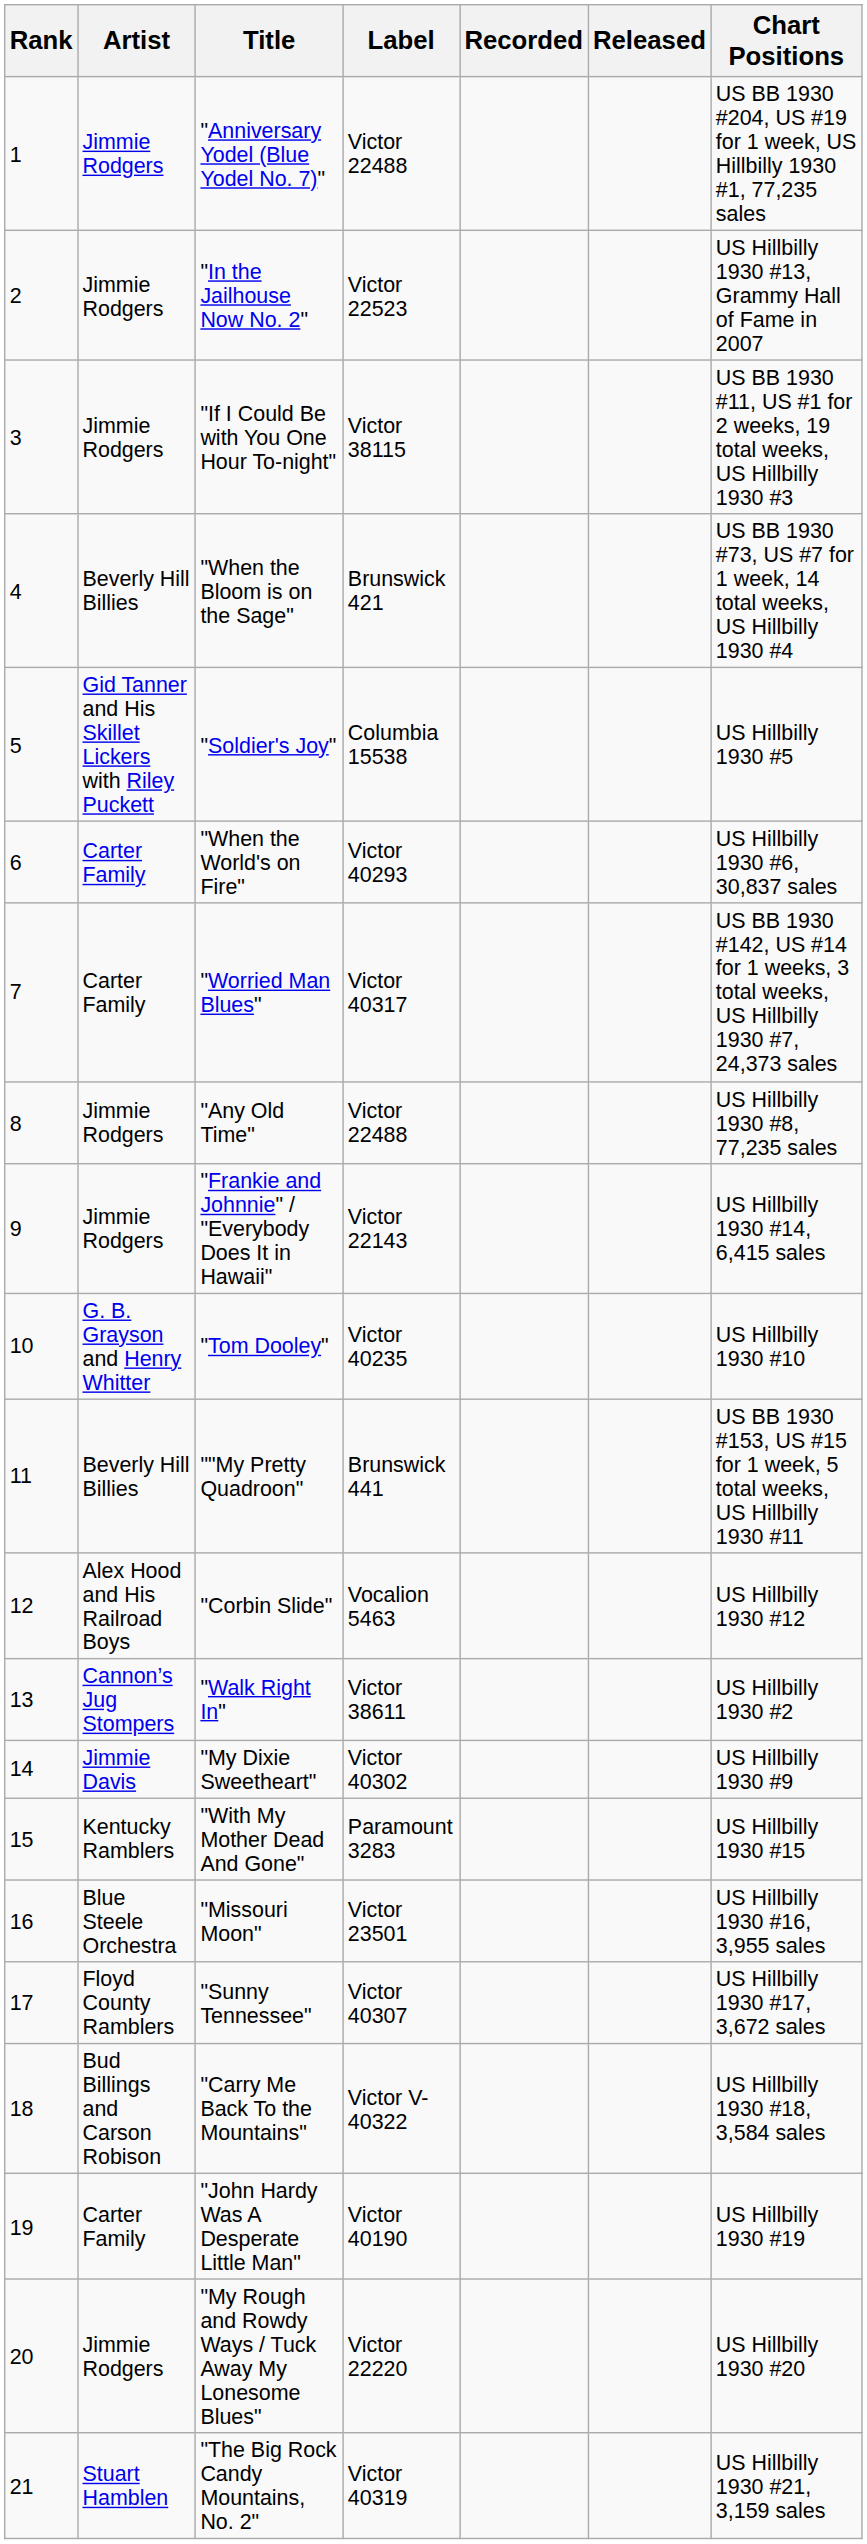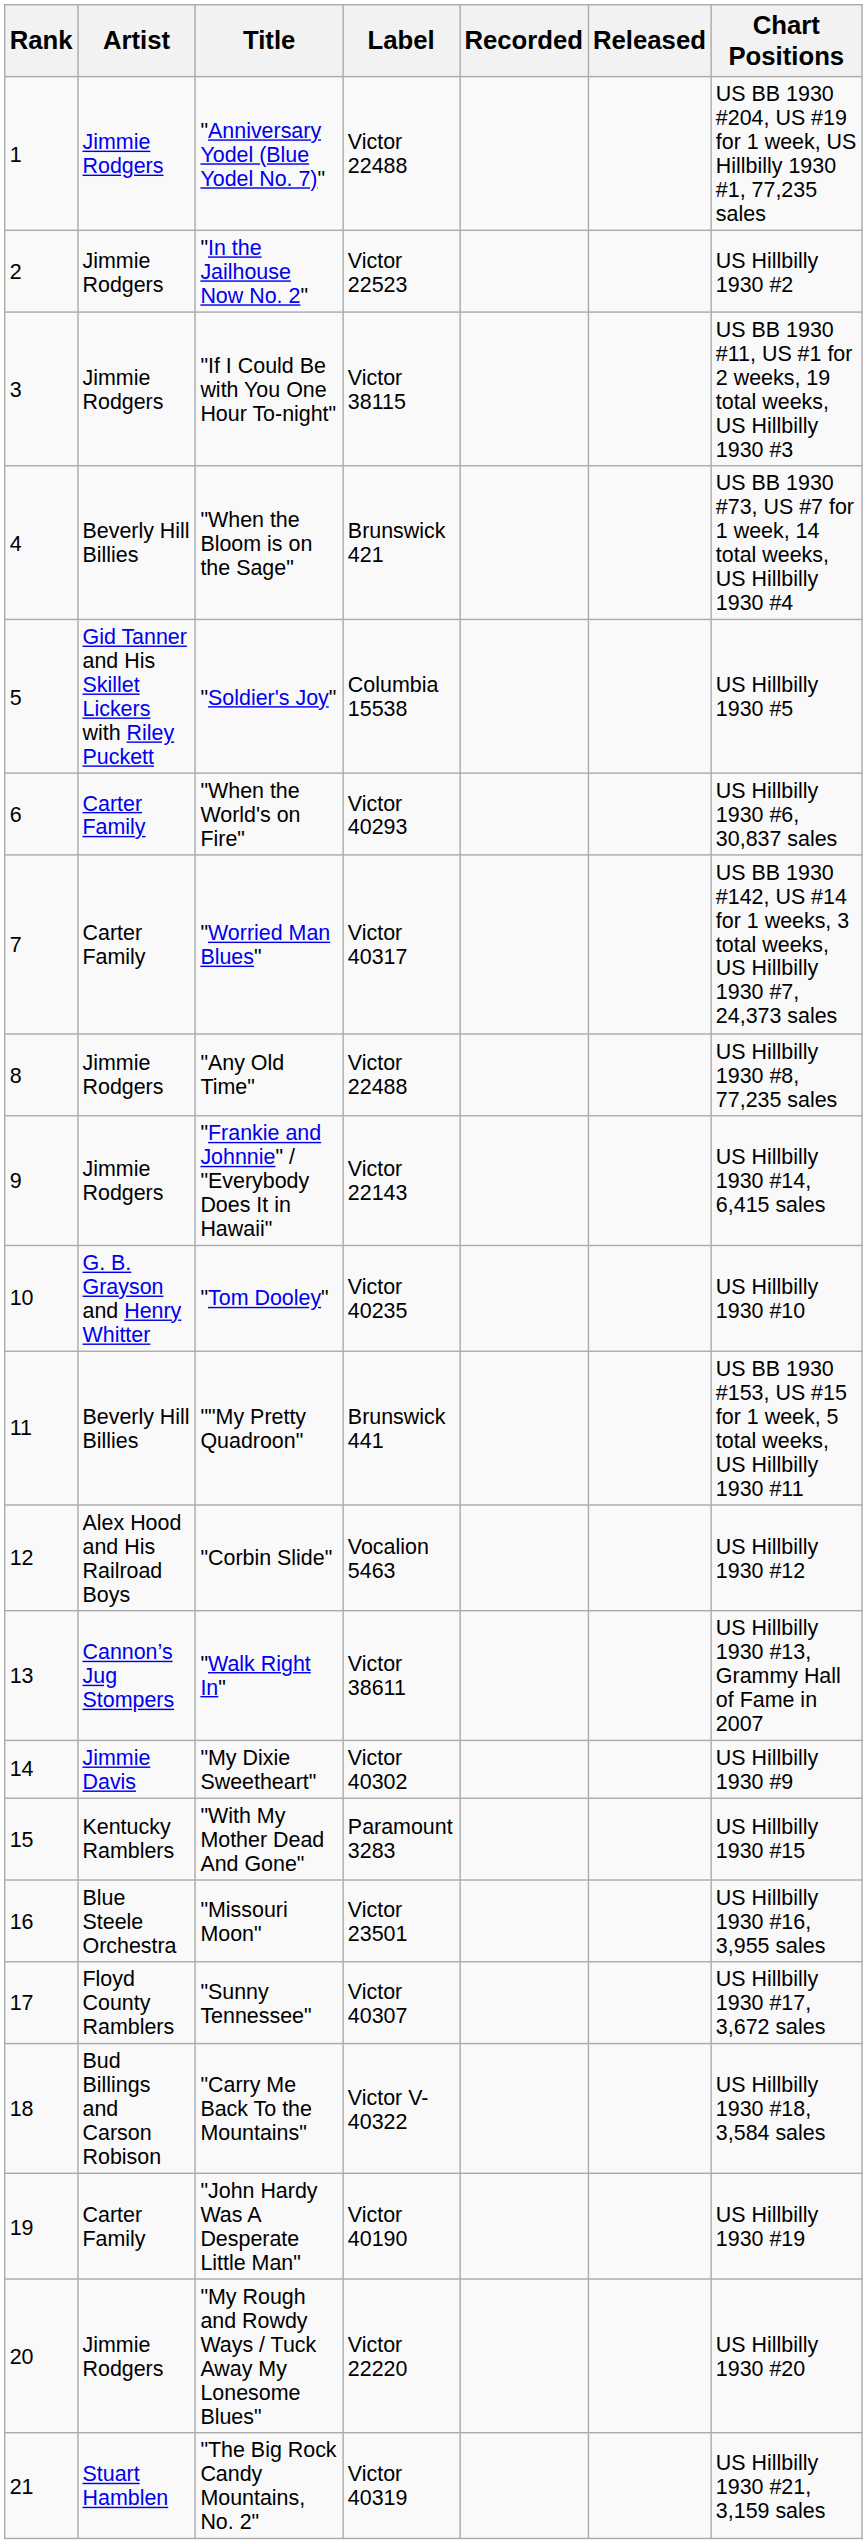(778, 296) US Hillbilly 1930 #13, Grammy Hall of Fame in 2007 -> (767, 272) US Hillbilly 1930 #2
(767, 1699) US Hillbilly 1930 #2 -> (778, 1676) US Hillbilly 1930 #13, Grammy Hall of Fame in 2007
